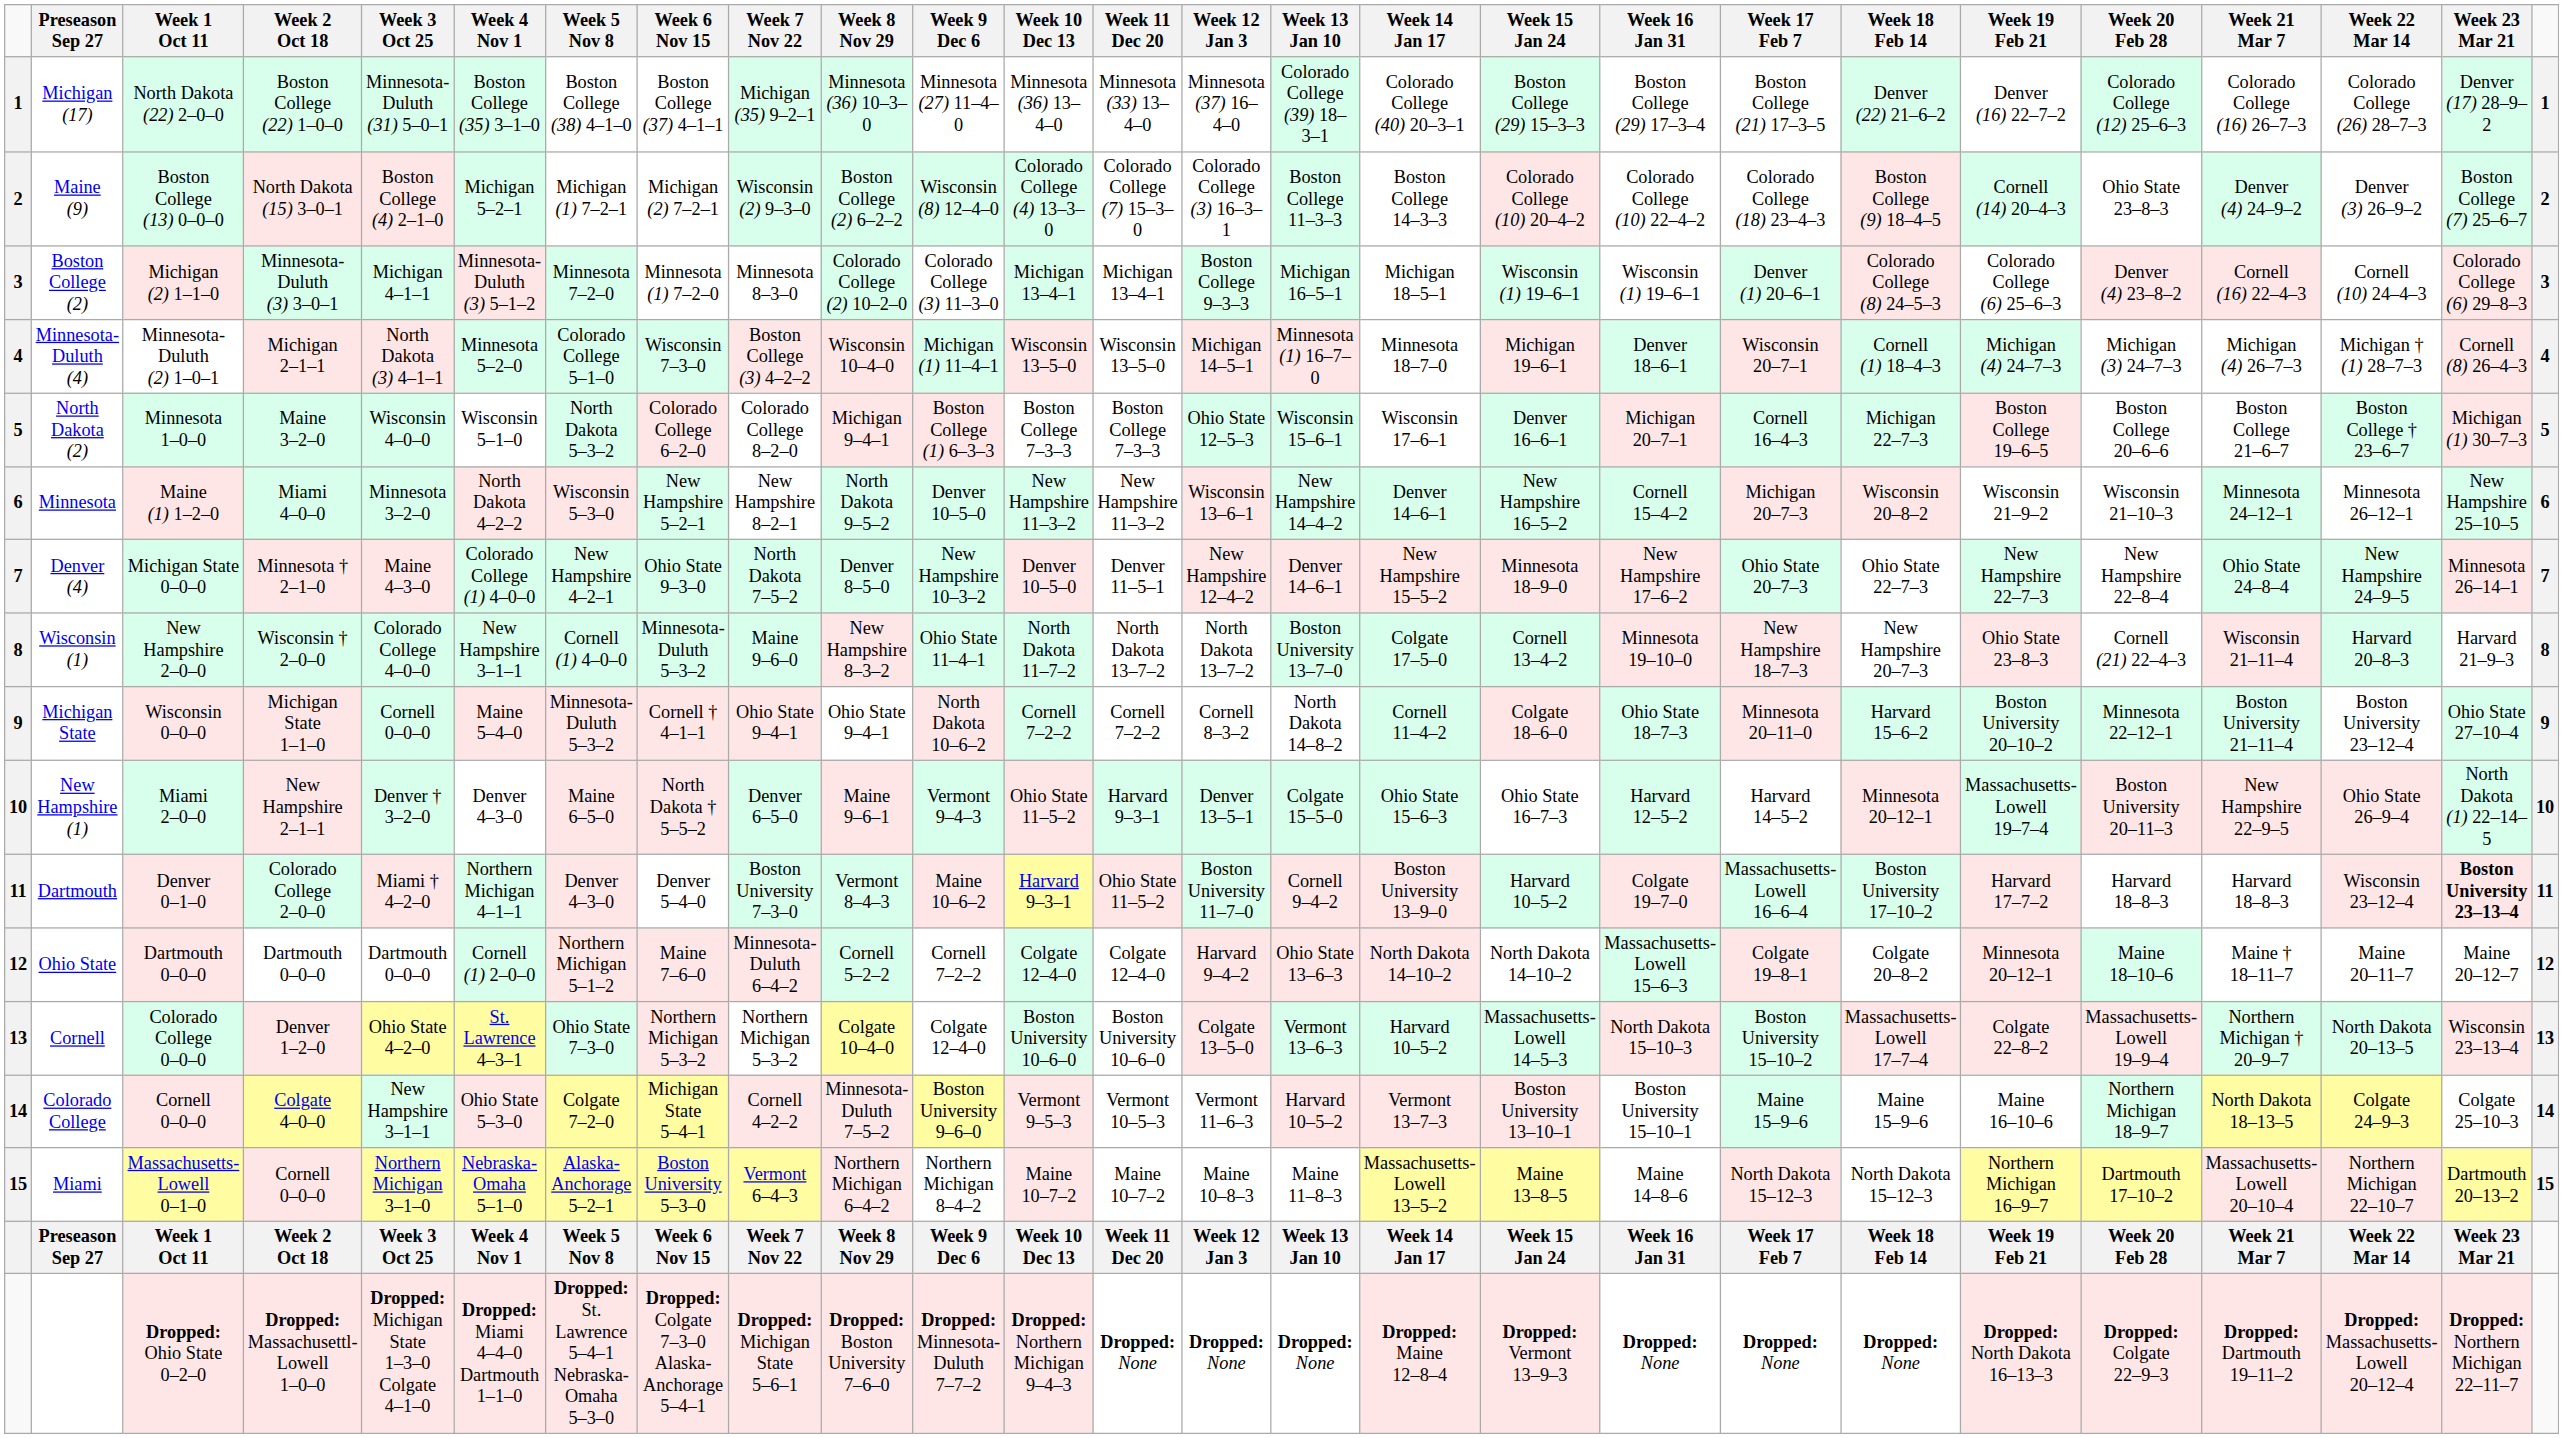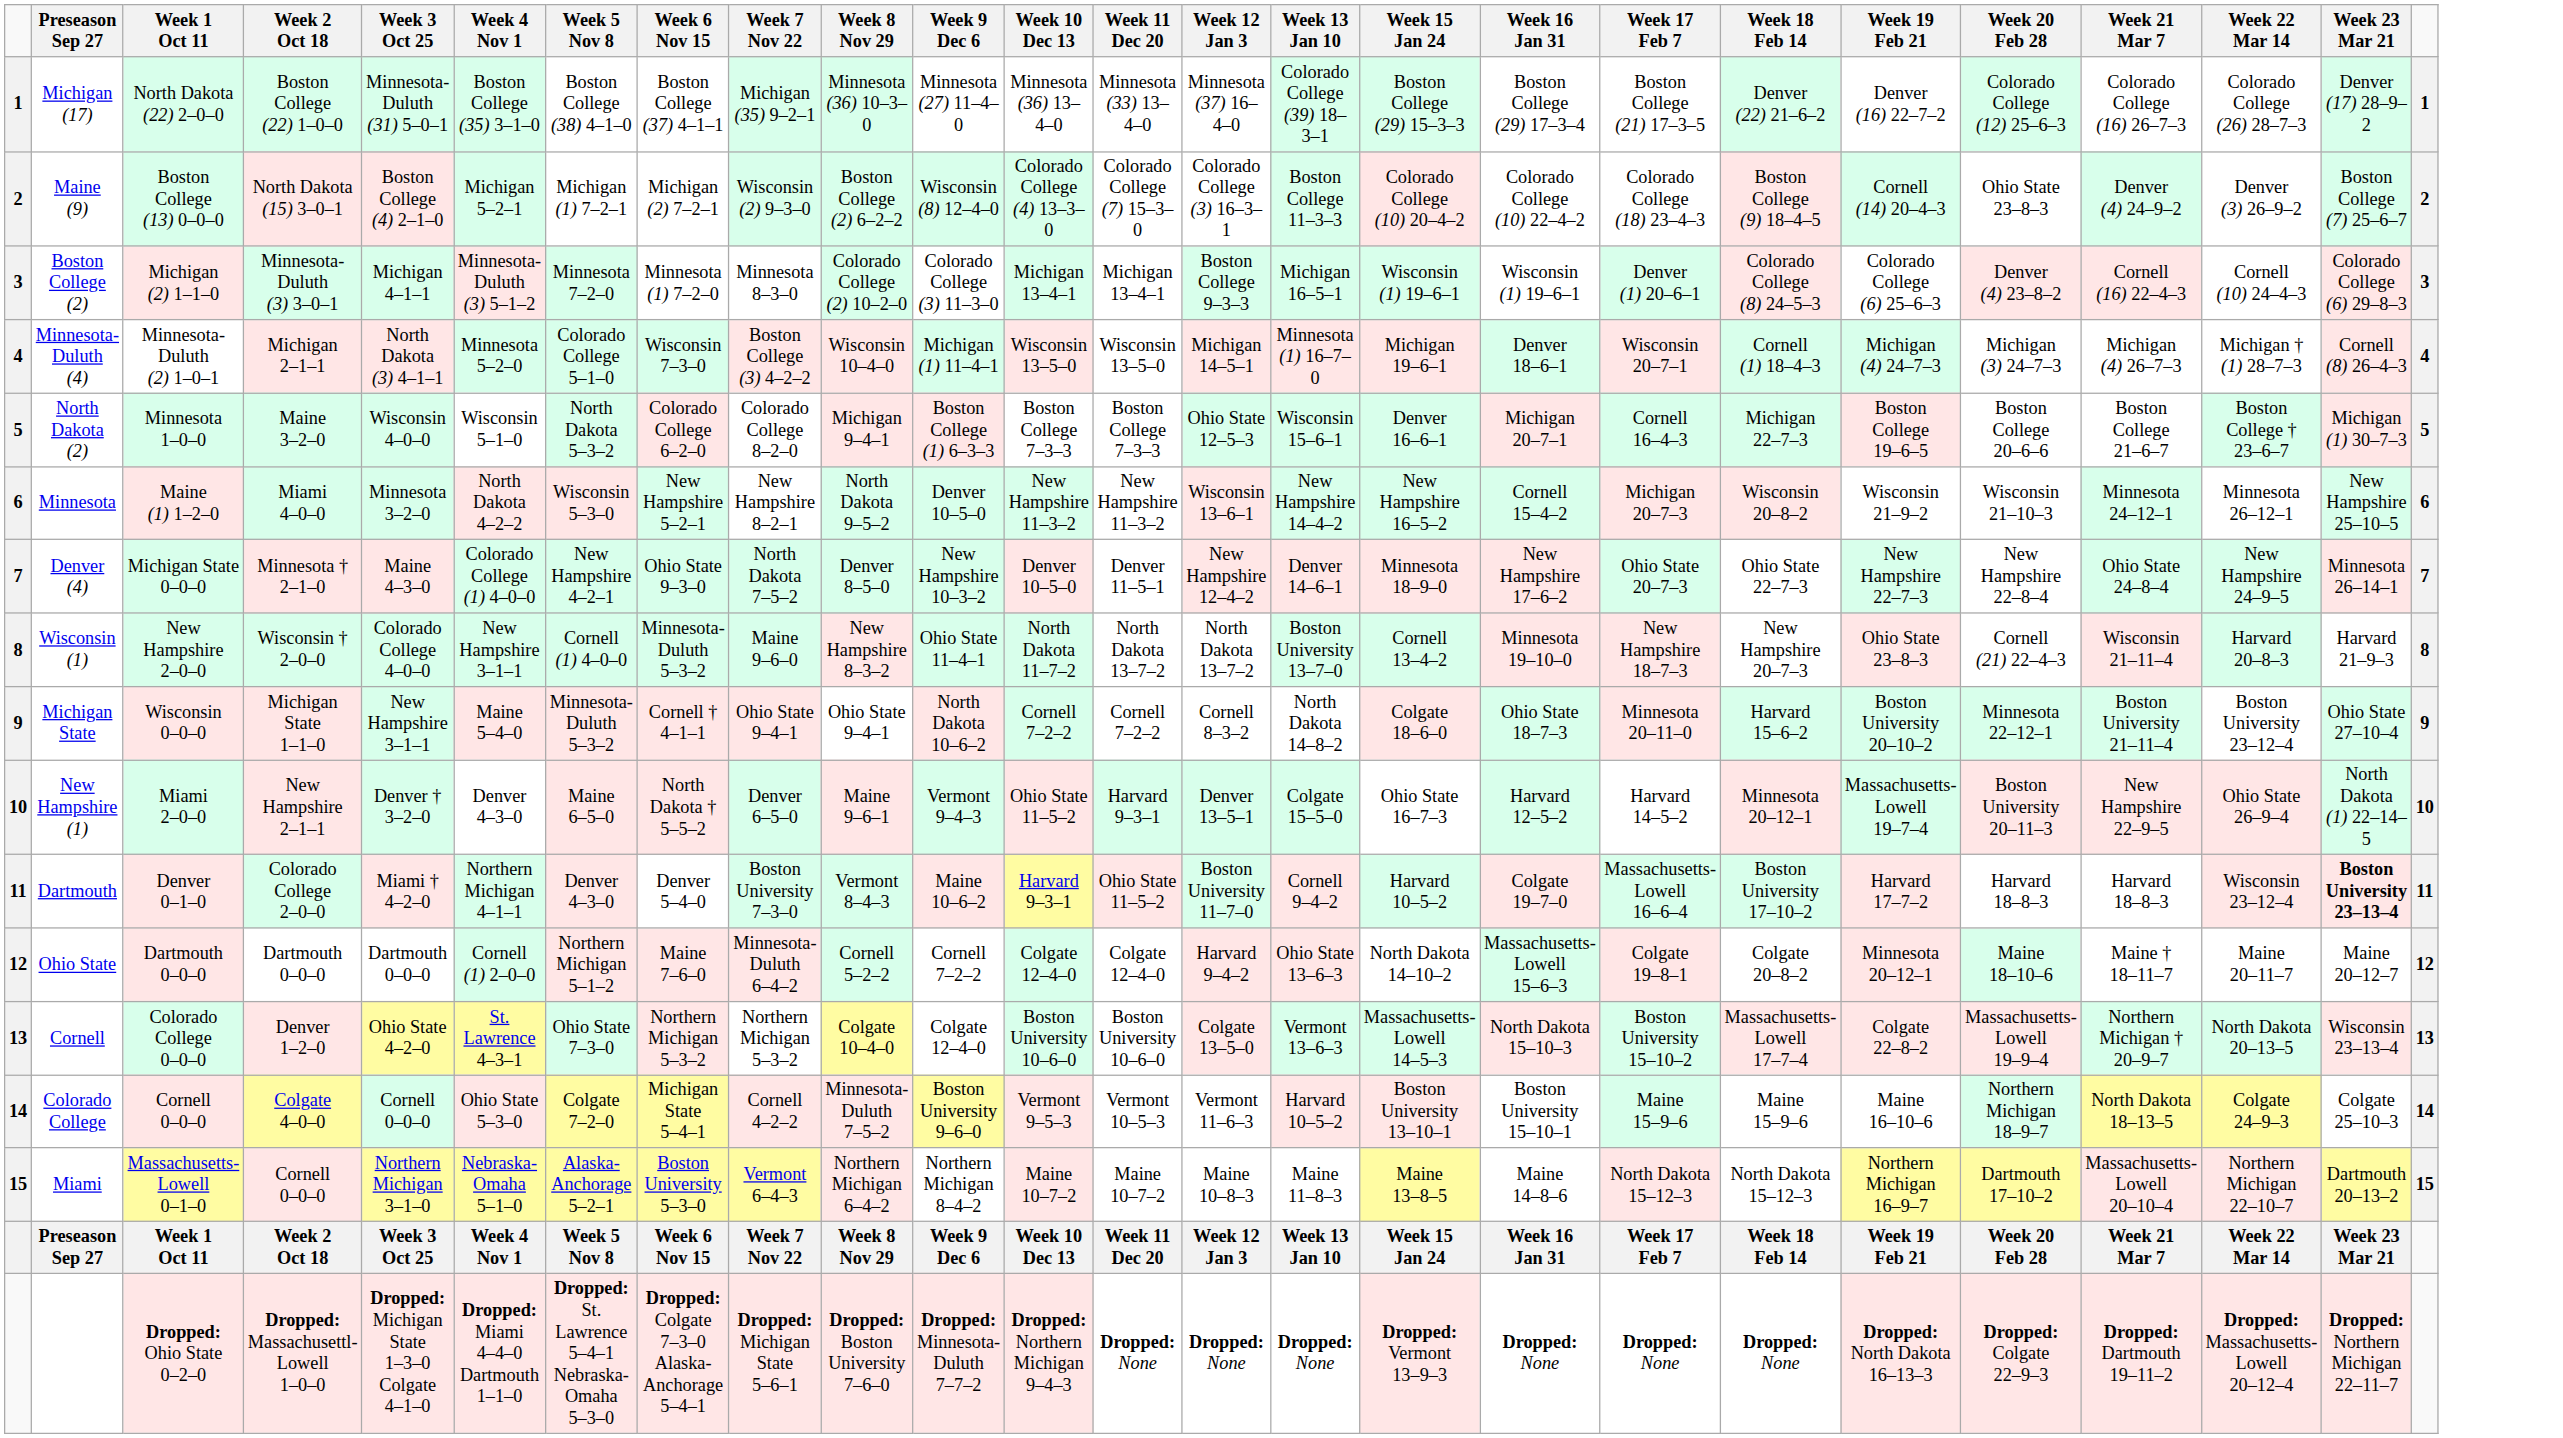- column: (1420, 30)
(408, 723) Cornell 0–0–0 -> (408, 723) New Hampshire 3–1–1
(408, 1111) New Hampshire 3–1–1 -> (408, 1111) Cornell 0–0–0
